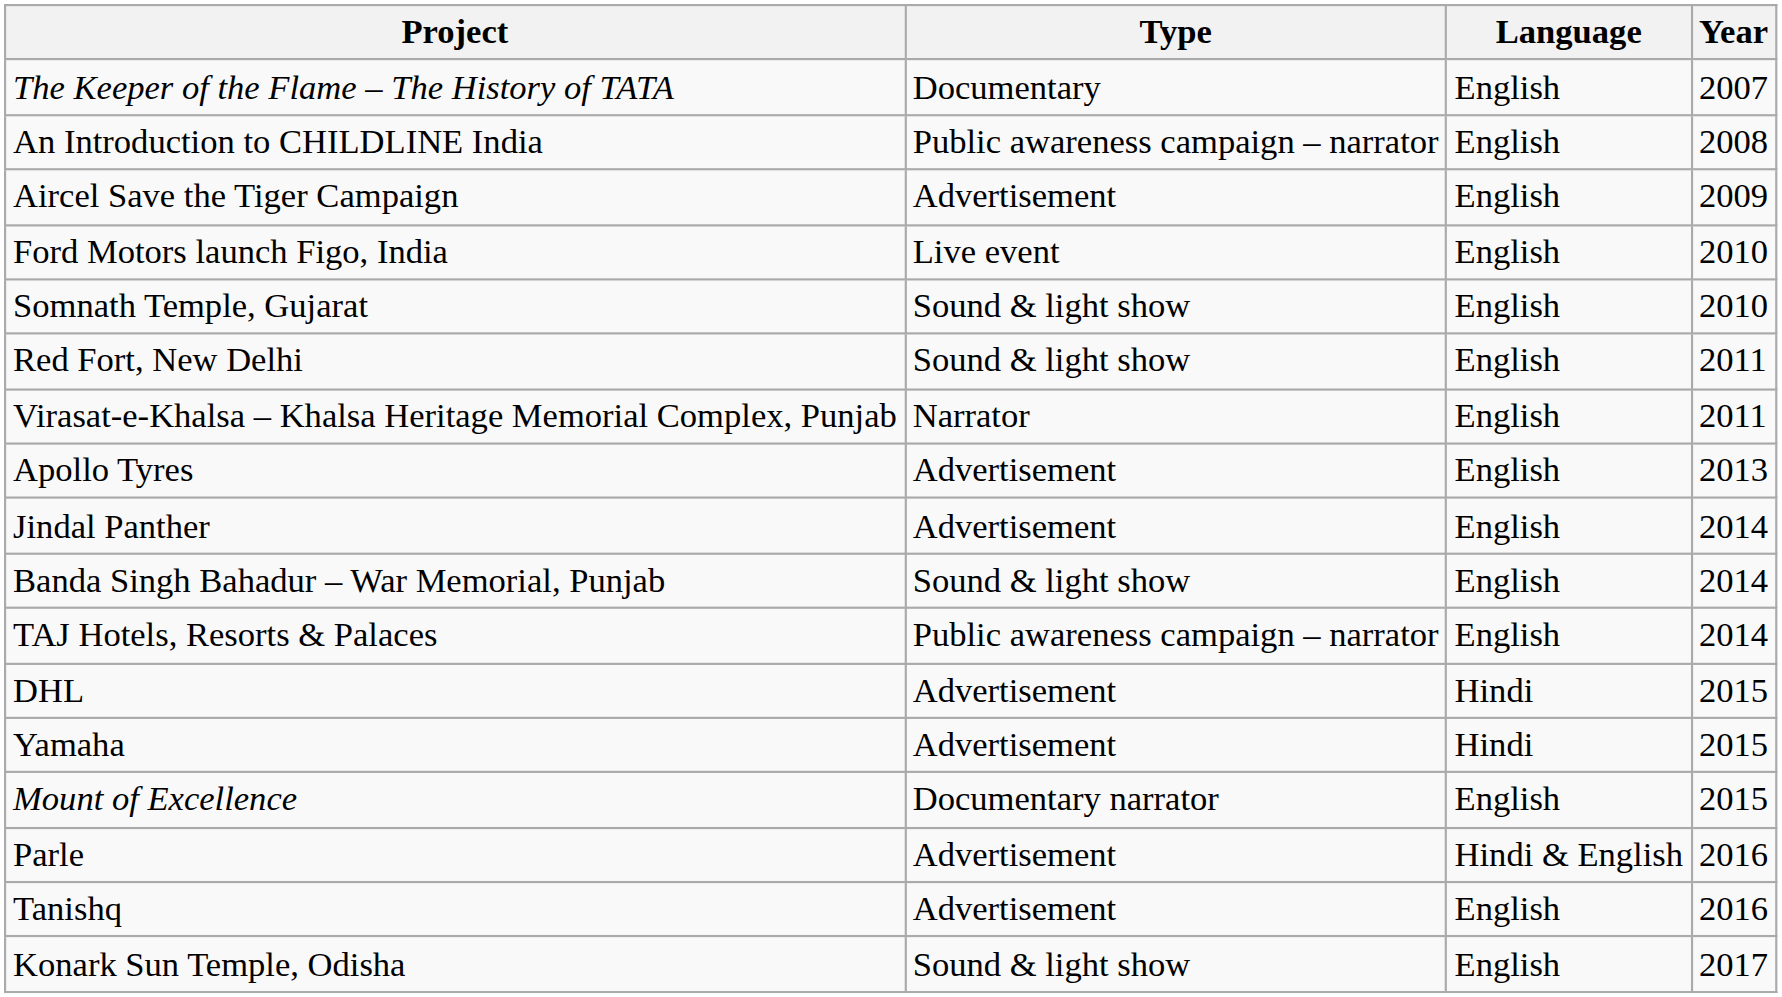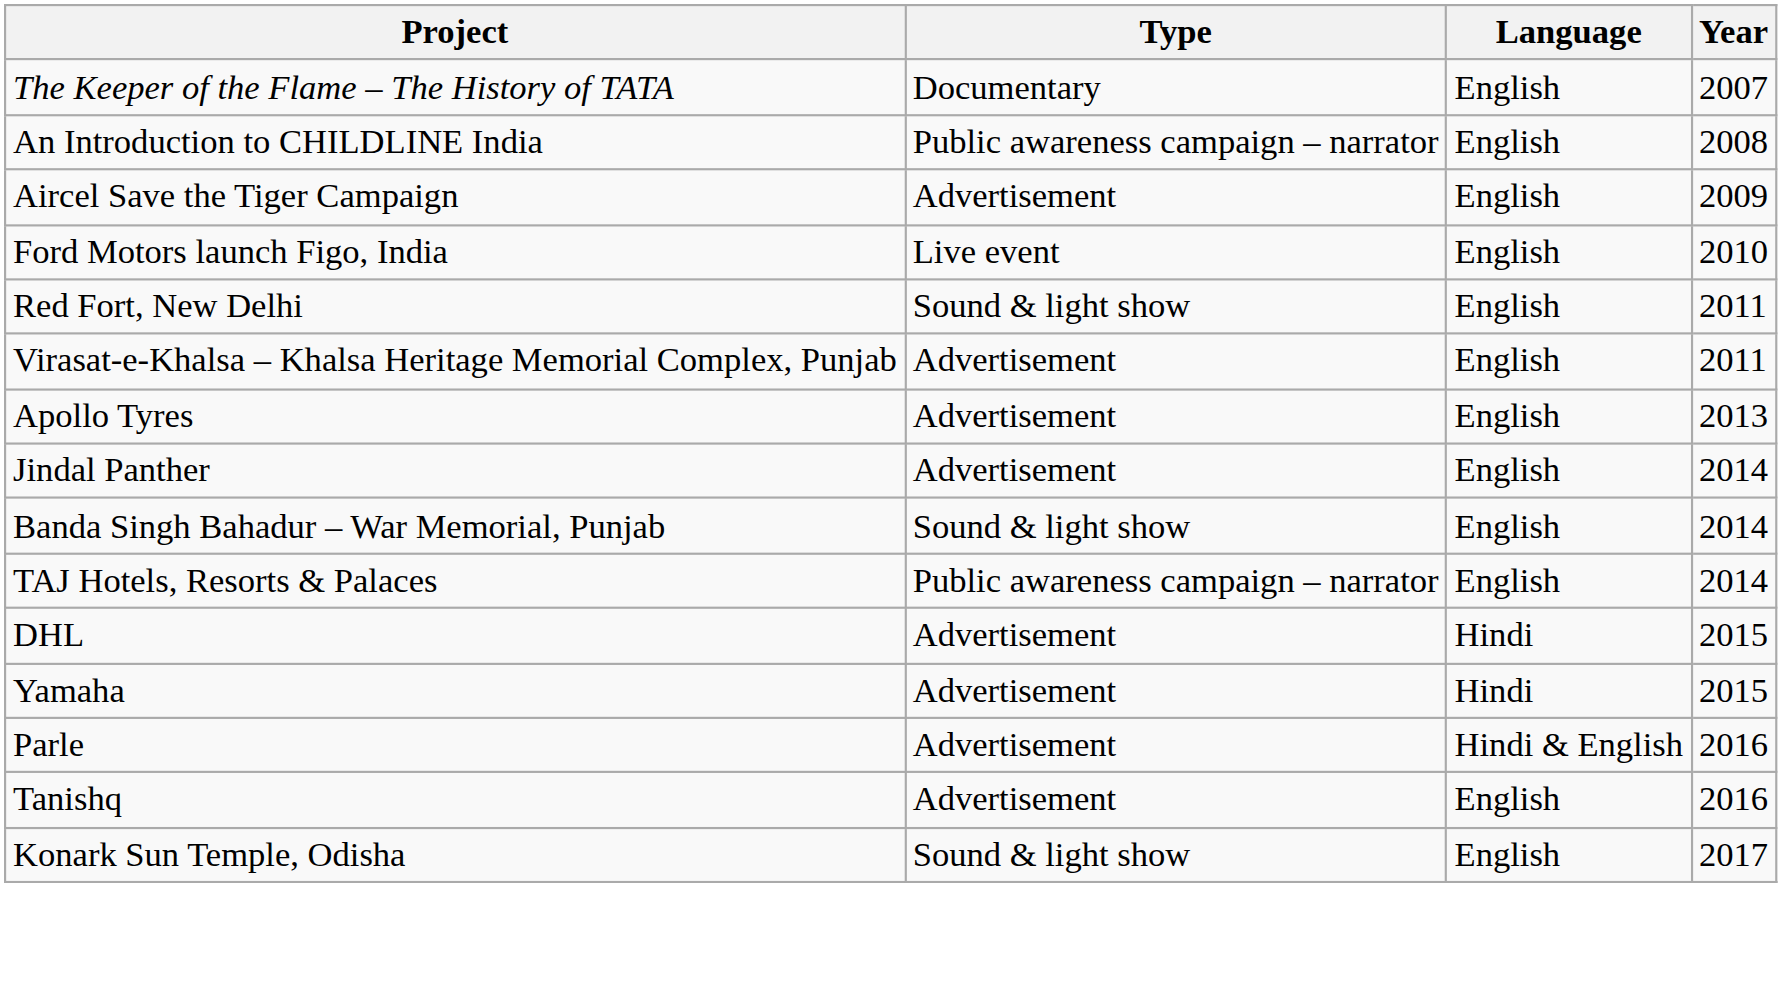- row: (191, 305)
(971, 415) Narrator -> (1014, 360) Advertisement
- row: (155, 799)
